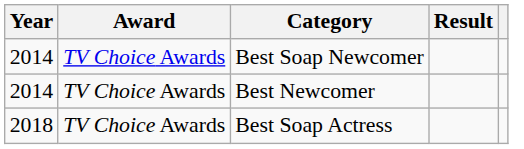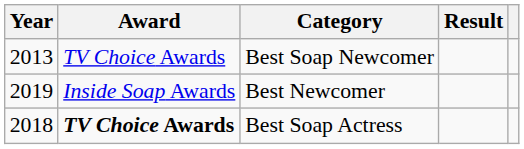(31, 56) 2014 -> (31, 56) 2013
(31, 90) 2014 -> (31, 90) 2019
(144, 90) TV Choice Awards -> (149, 90) Inside Soap Awards
(144, 125) normal -> (149, 125) bold
